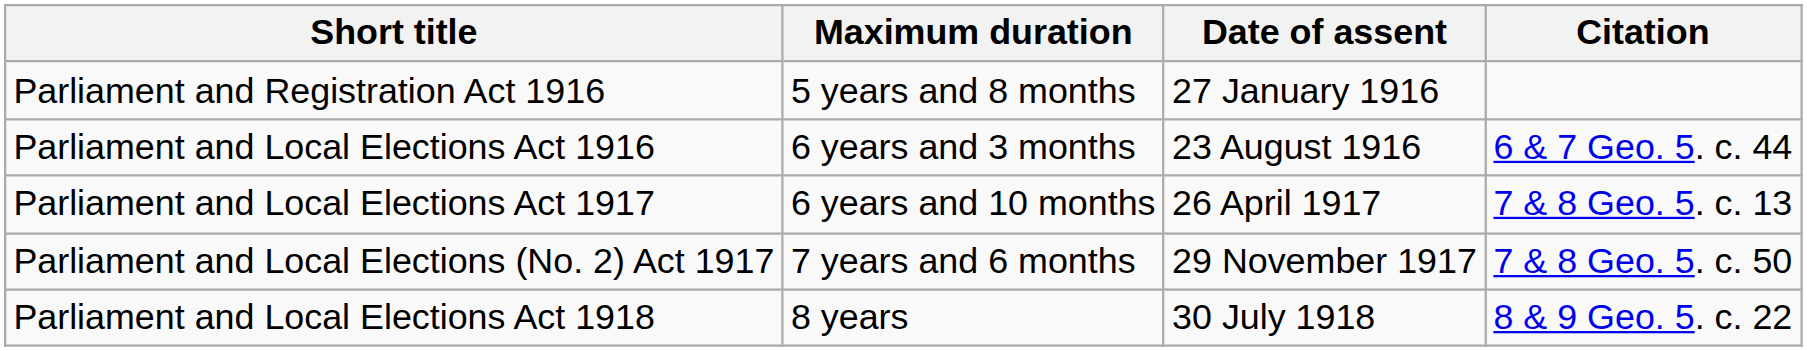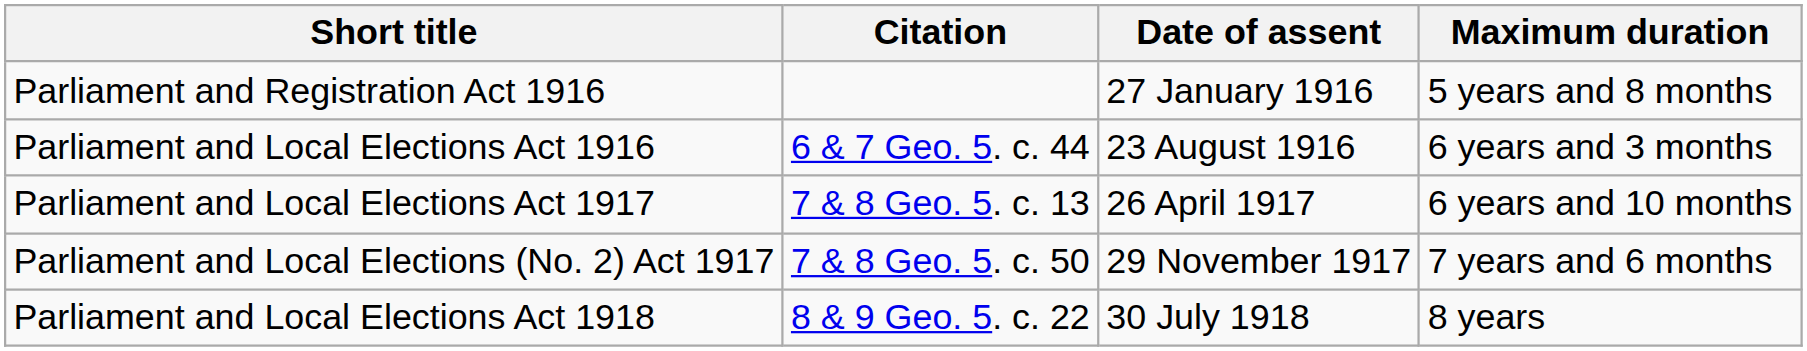columns swapped: (1643, 32) <-> (973, 32)
